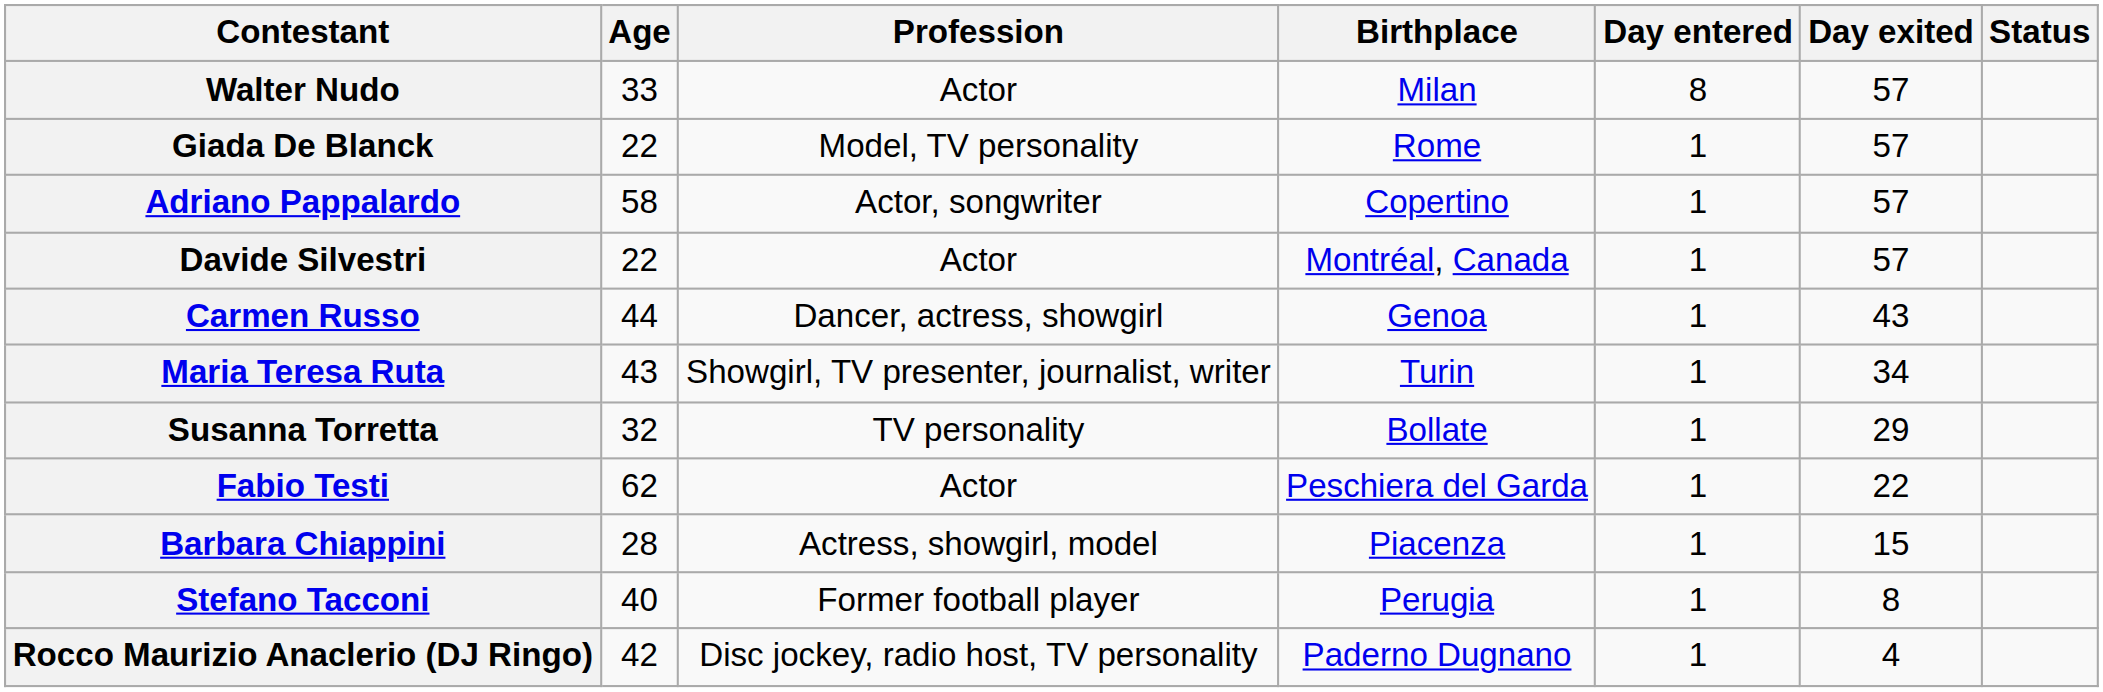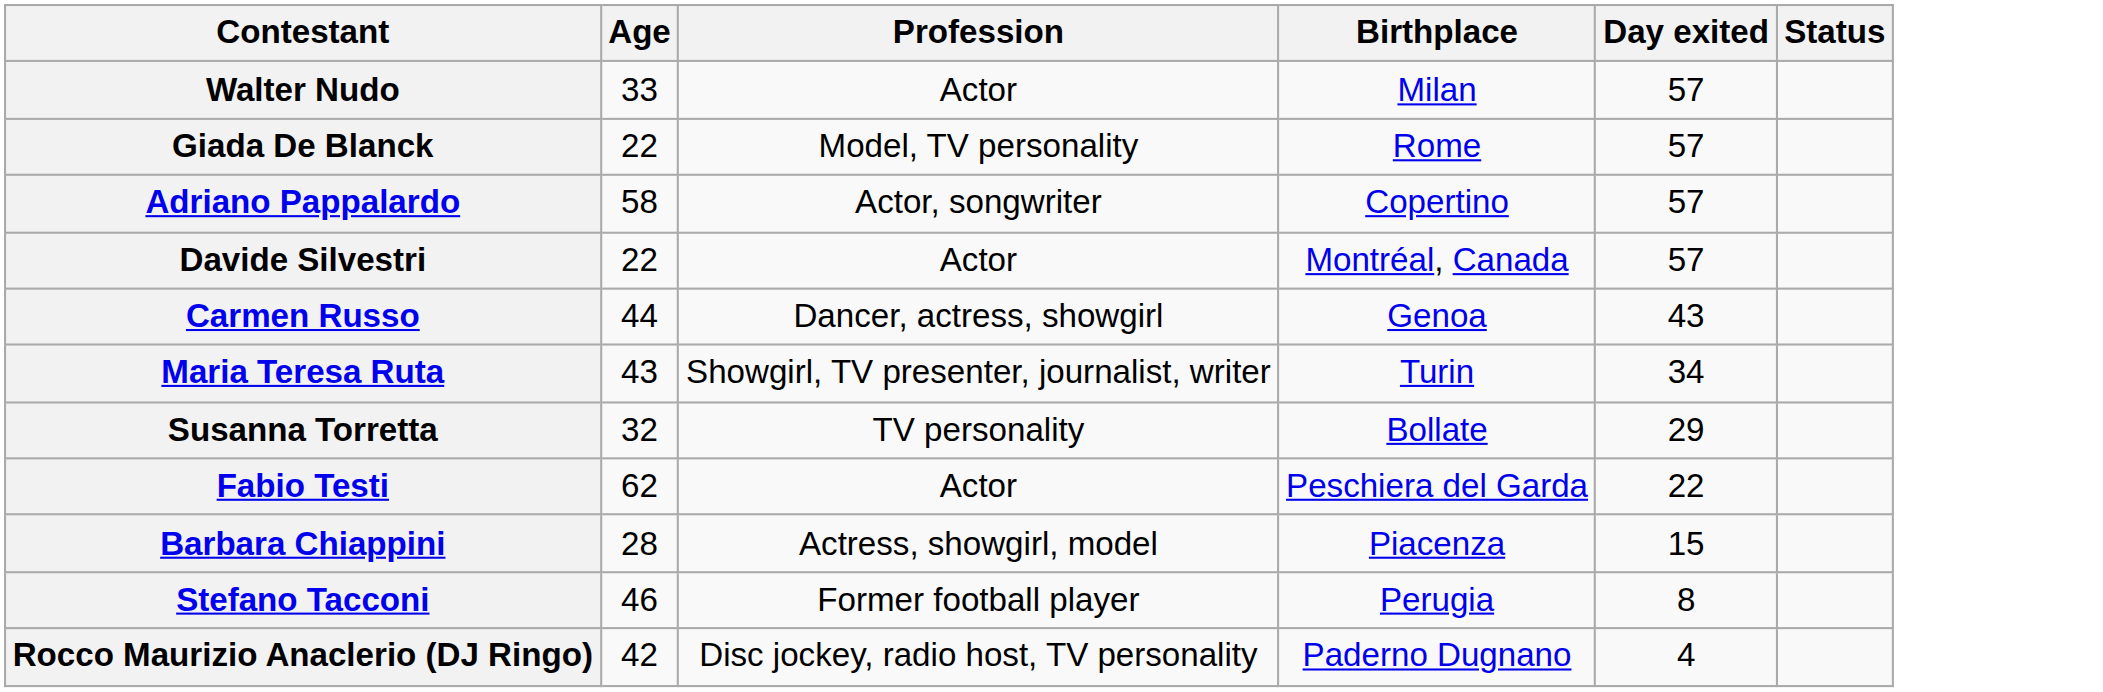- column: (1698, 32)
(640, 599) 40 -> (640, 599) 46
